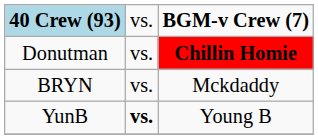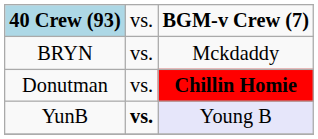rows swapped: (65, 52) <-> (65, 85)
(236, 117) no background -> (236, 117) lavender background
